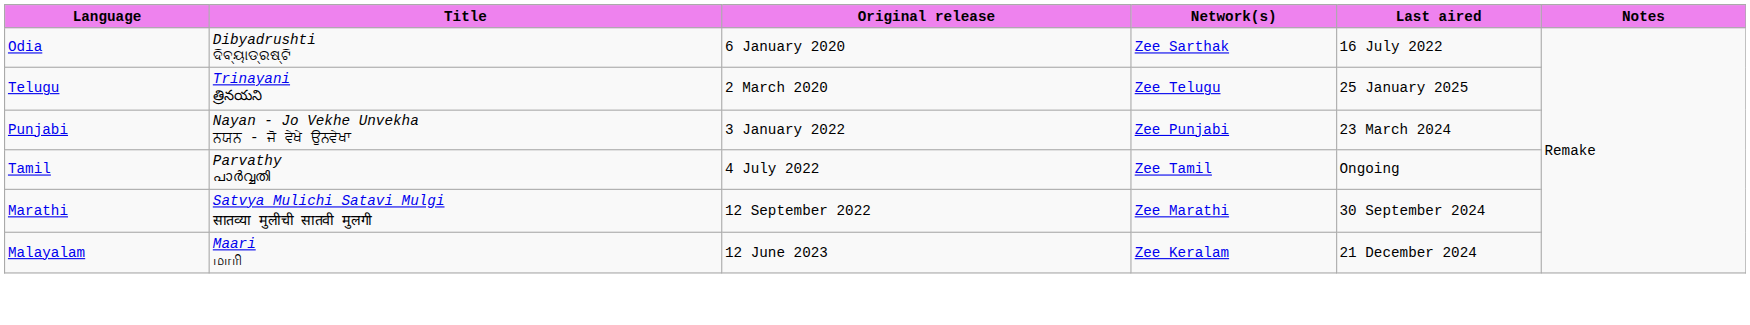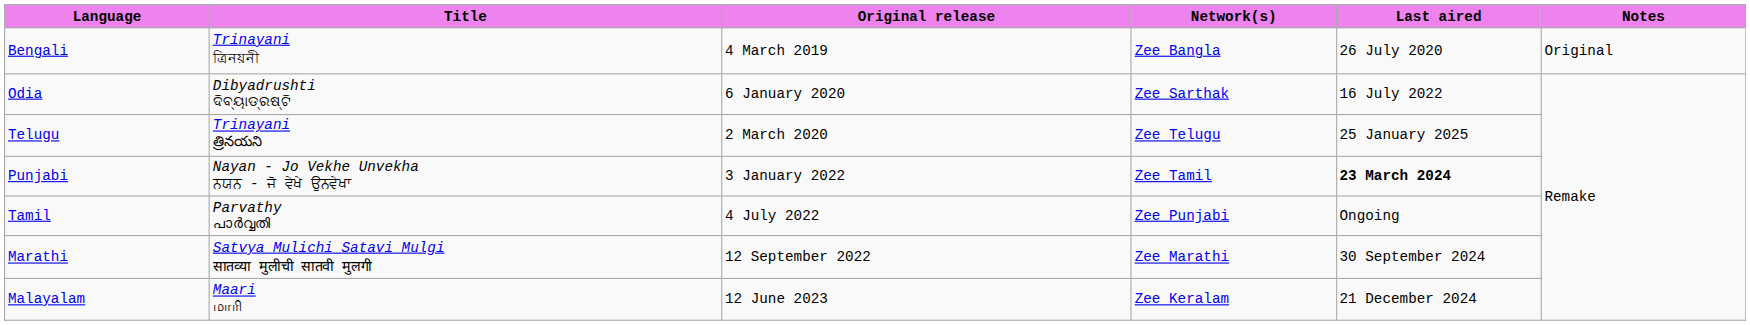+ row: (38, 51)
(1182, 130) Zee Punjabi -> (1173, 176) Zee Tamil
(1395, 130) normal -> (1395, 176) bold
(1173, 169) Zee Tamil -> (1182, 216) Zee Punjabi
